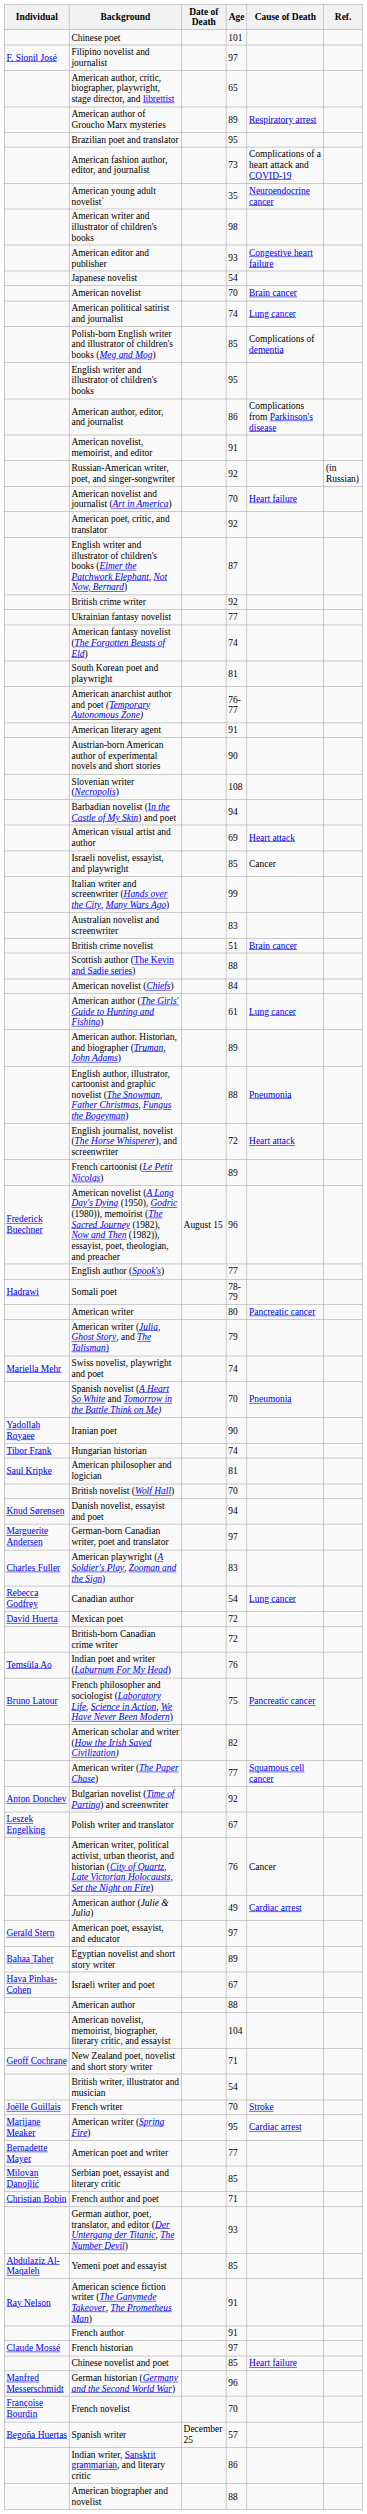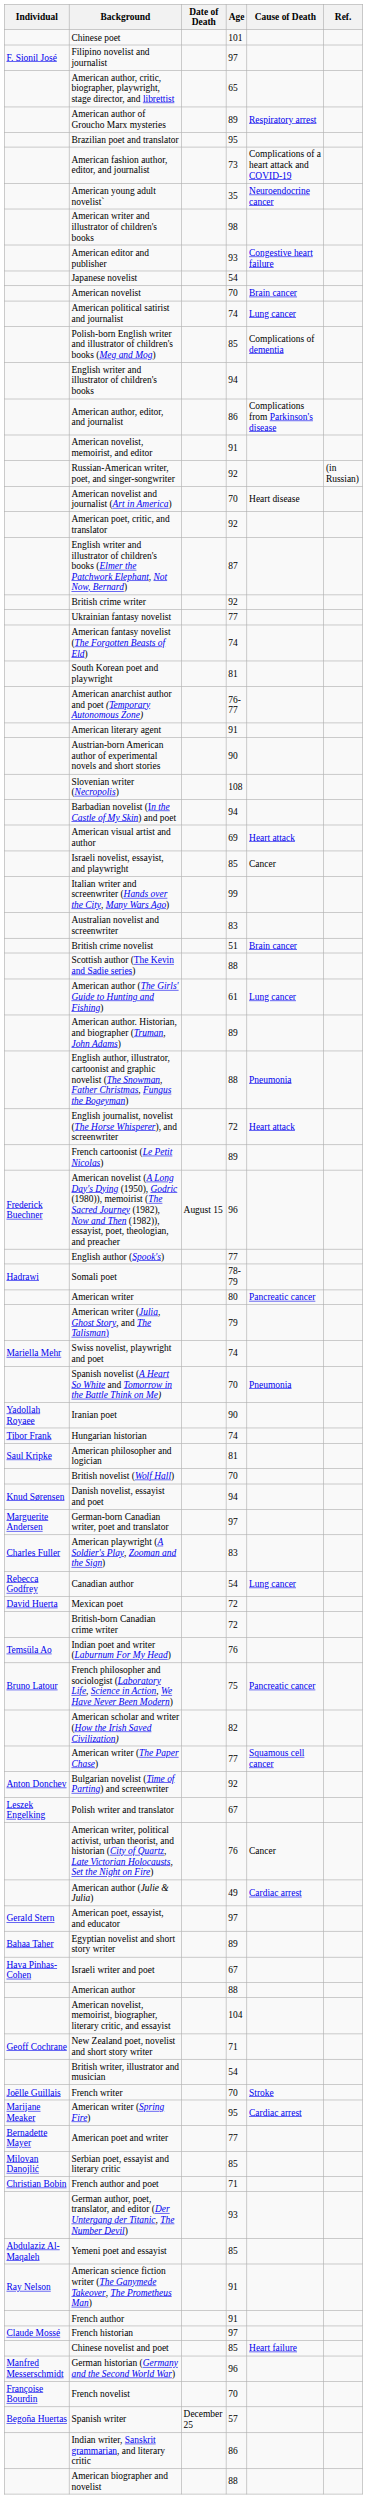(233, 380) 95 -> (233, 380) 94
(273, 499) Heart failure -> (274, 499) Heart disease
- row: (123, 986)
